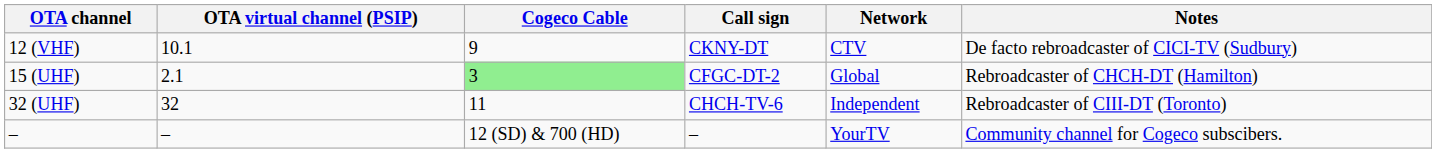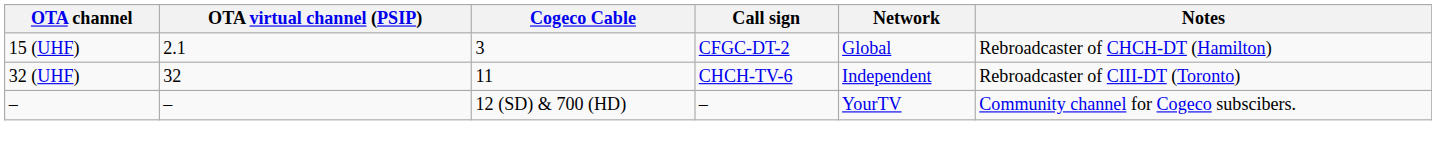- row: (44, 47)
(473, 76) lightgreen background -> (480, 47) no background
